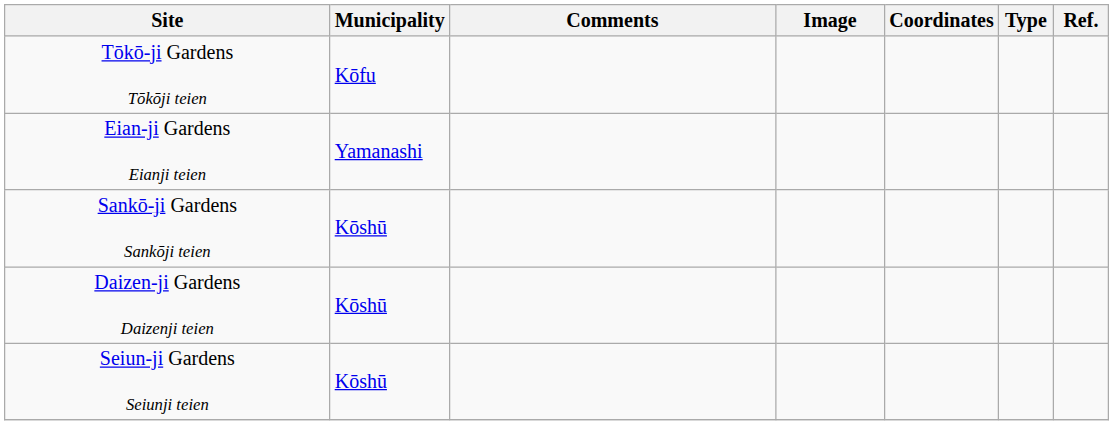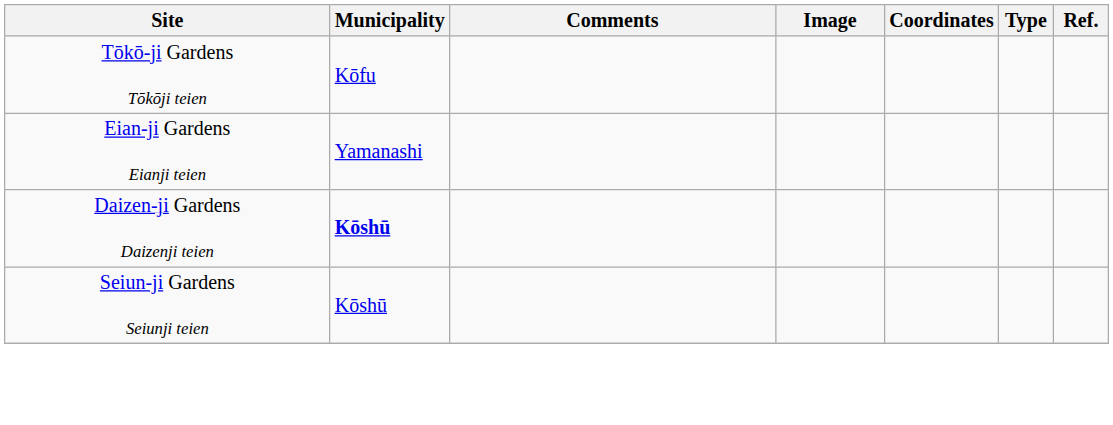- row: (167, 228)
(361, 304) normal -> (362, 228) bold
